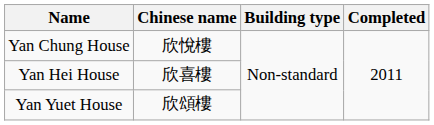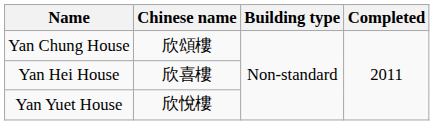(187, 45) 欣悅樓 -> (187, 45) 欣頌樓
(187, 104) 欣頌樓 -> (187, 104) 欣悅樓
